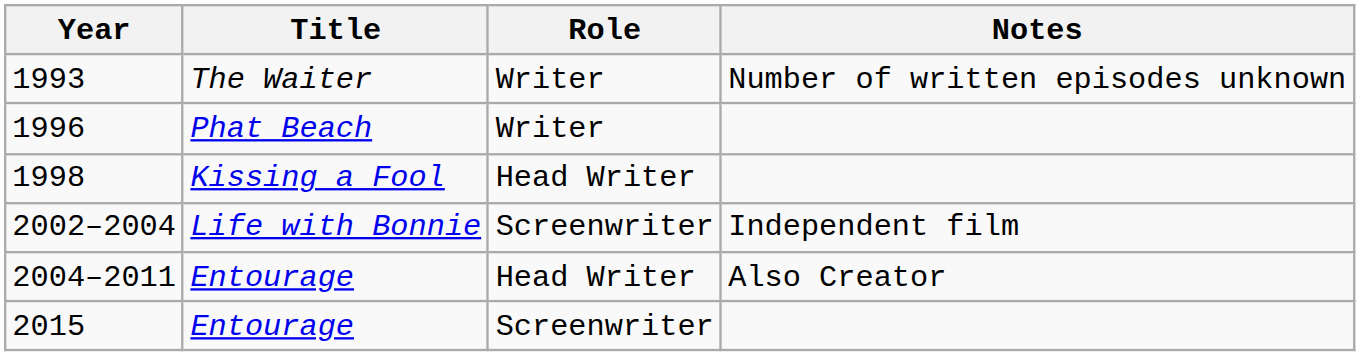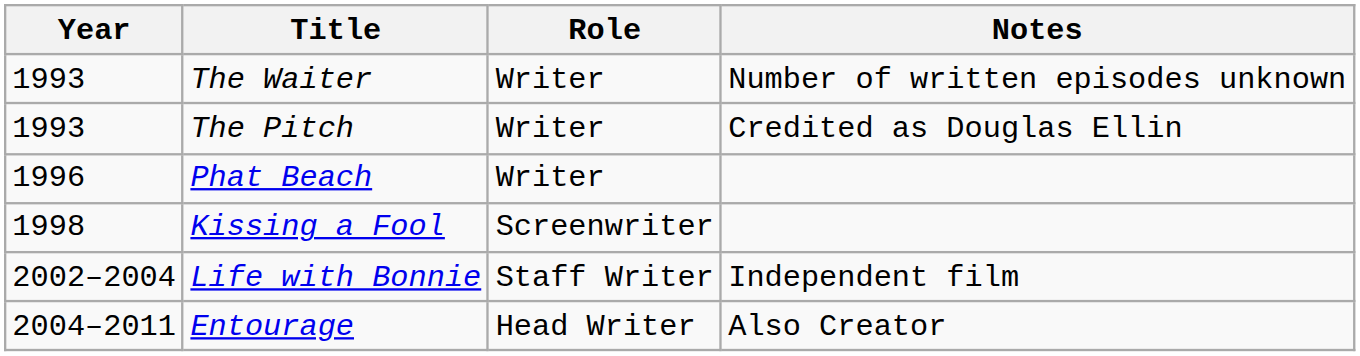+ row: (49, 129)
(596, 178) Head Writer -> (605, 227) Screenwriter
(605, 227) Screenwriter -> (605, 277) Staff Writer
- row: (49, 326)
